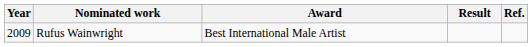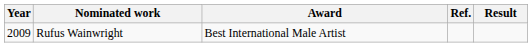columns swapped: (475, 13) <-> (514, 13)
